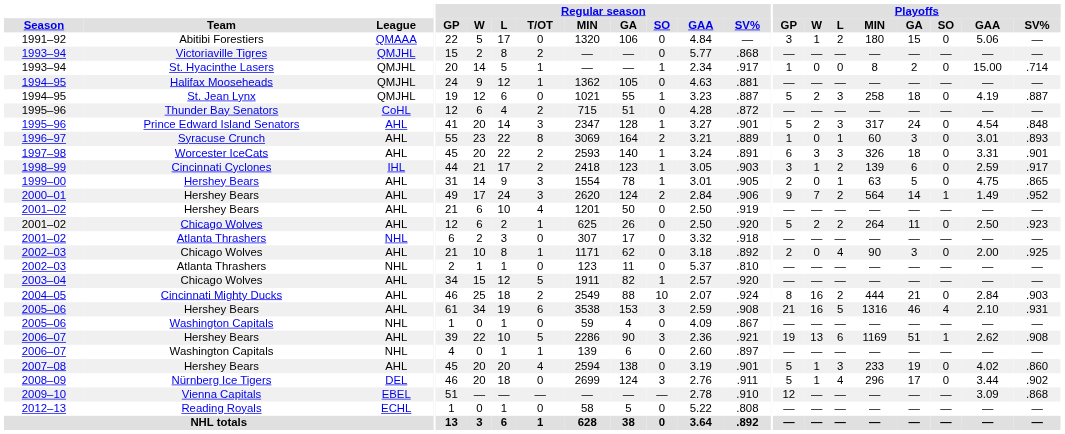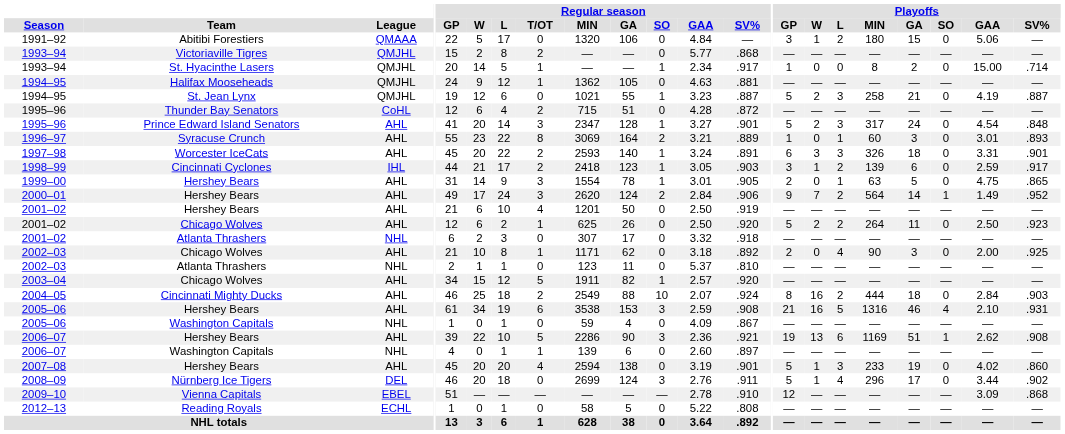(914, 96) 18 -> (914, 96) 21
(914, 295) 21 -> (914, 295) 18
